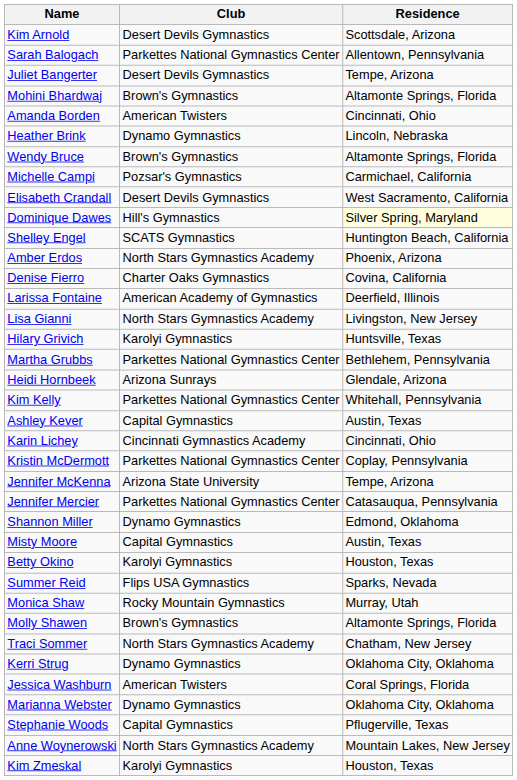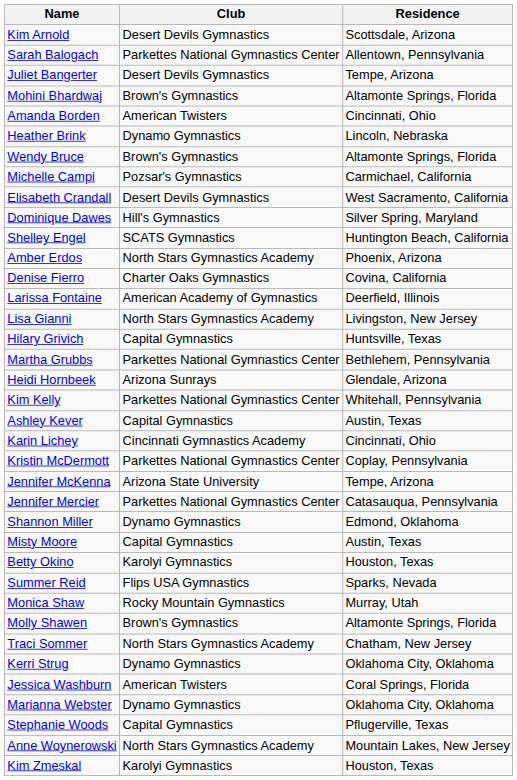(412, 217) lightyellow background -> (412, 217) no background
(177, 339) Karolyi Gymnastics -> (178, 339) Capital Gymnastics
